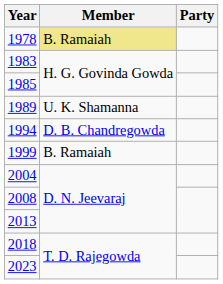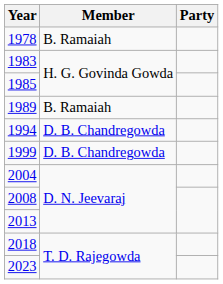(77, 38) khaki background -> (77, 38) no background
(91, 107) U. K. Shamanna -> (77, 107) B. Ramaiah
(77, 152) B. Ramaiah -> (104, 152) D. B. Chandregowda
